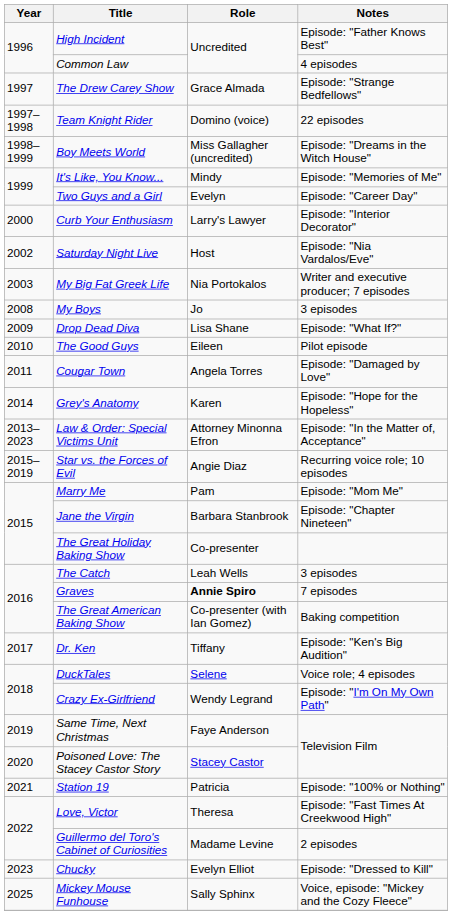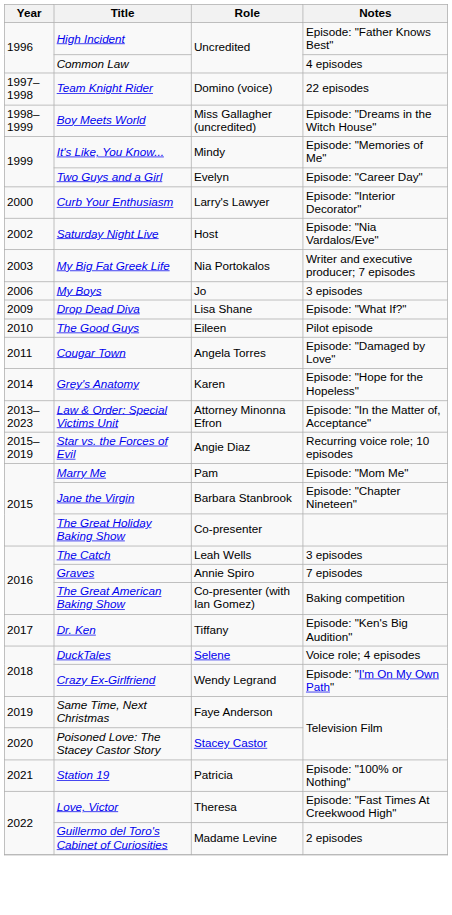- row: (115, 89)
(20, 309) 2008 -> (20, 290) 2006
(223, 592) bold -> (224, 573) normal
- row: (76, 869)
- row: (94, 894)
